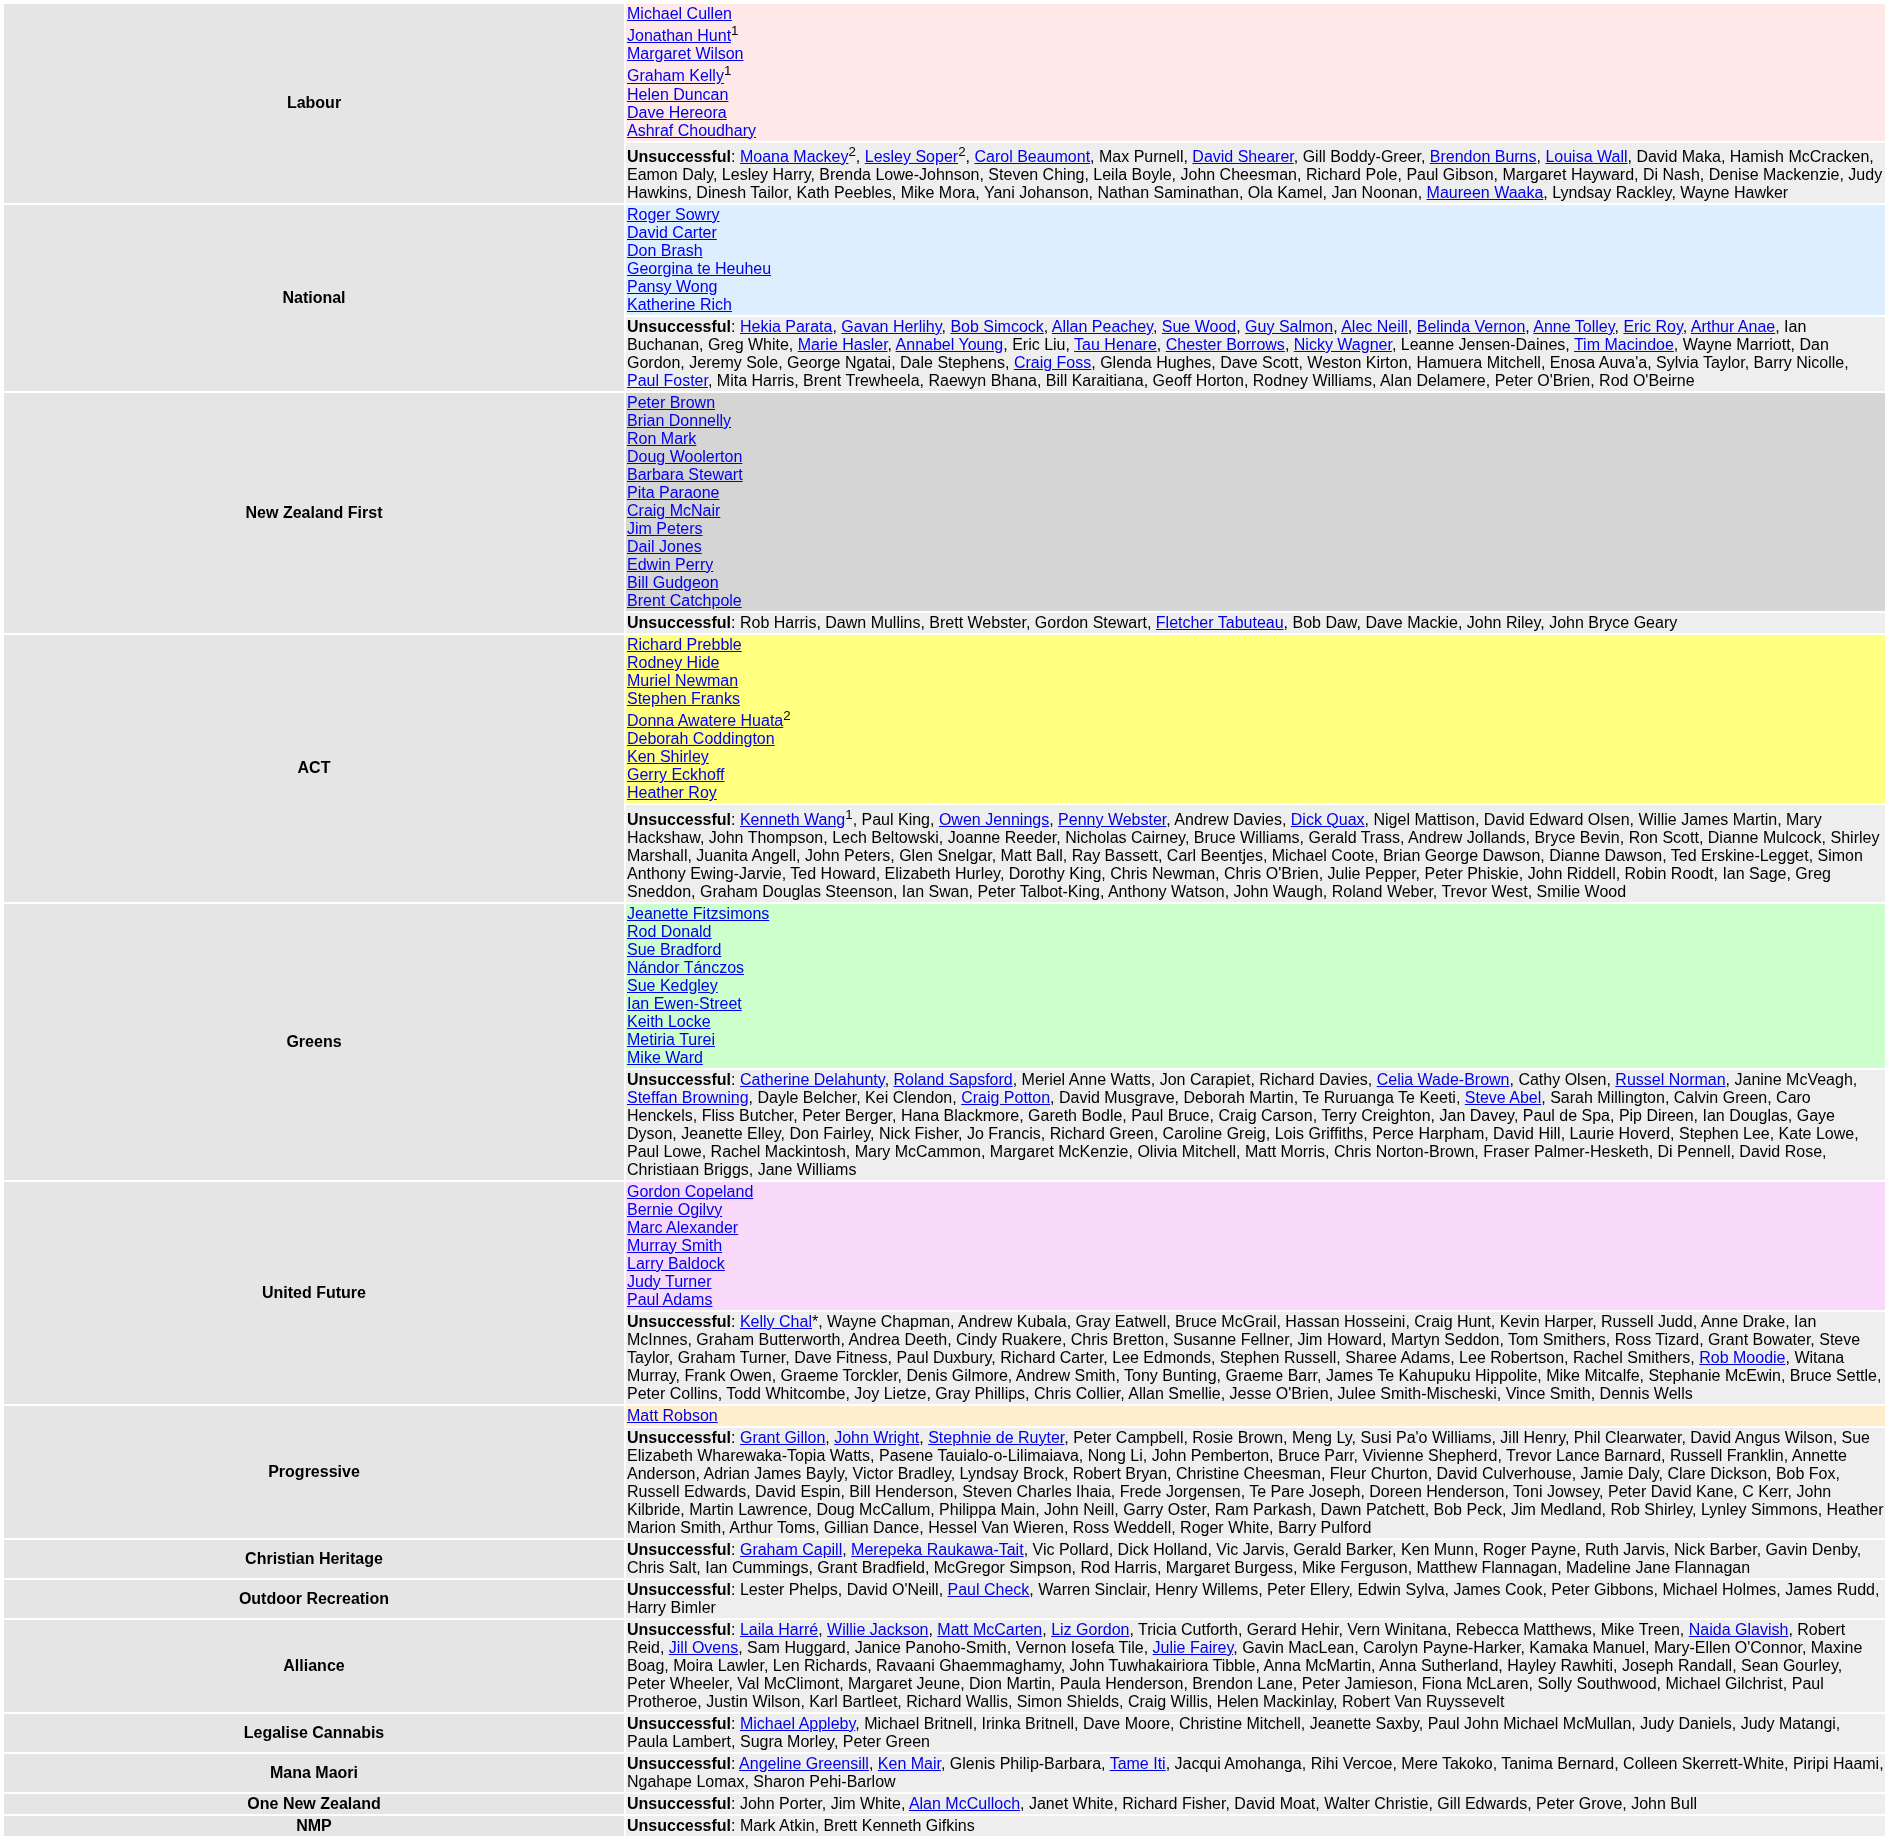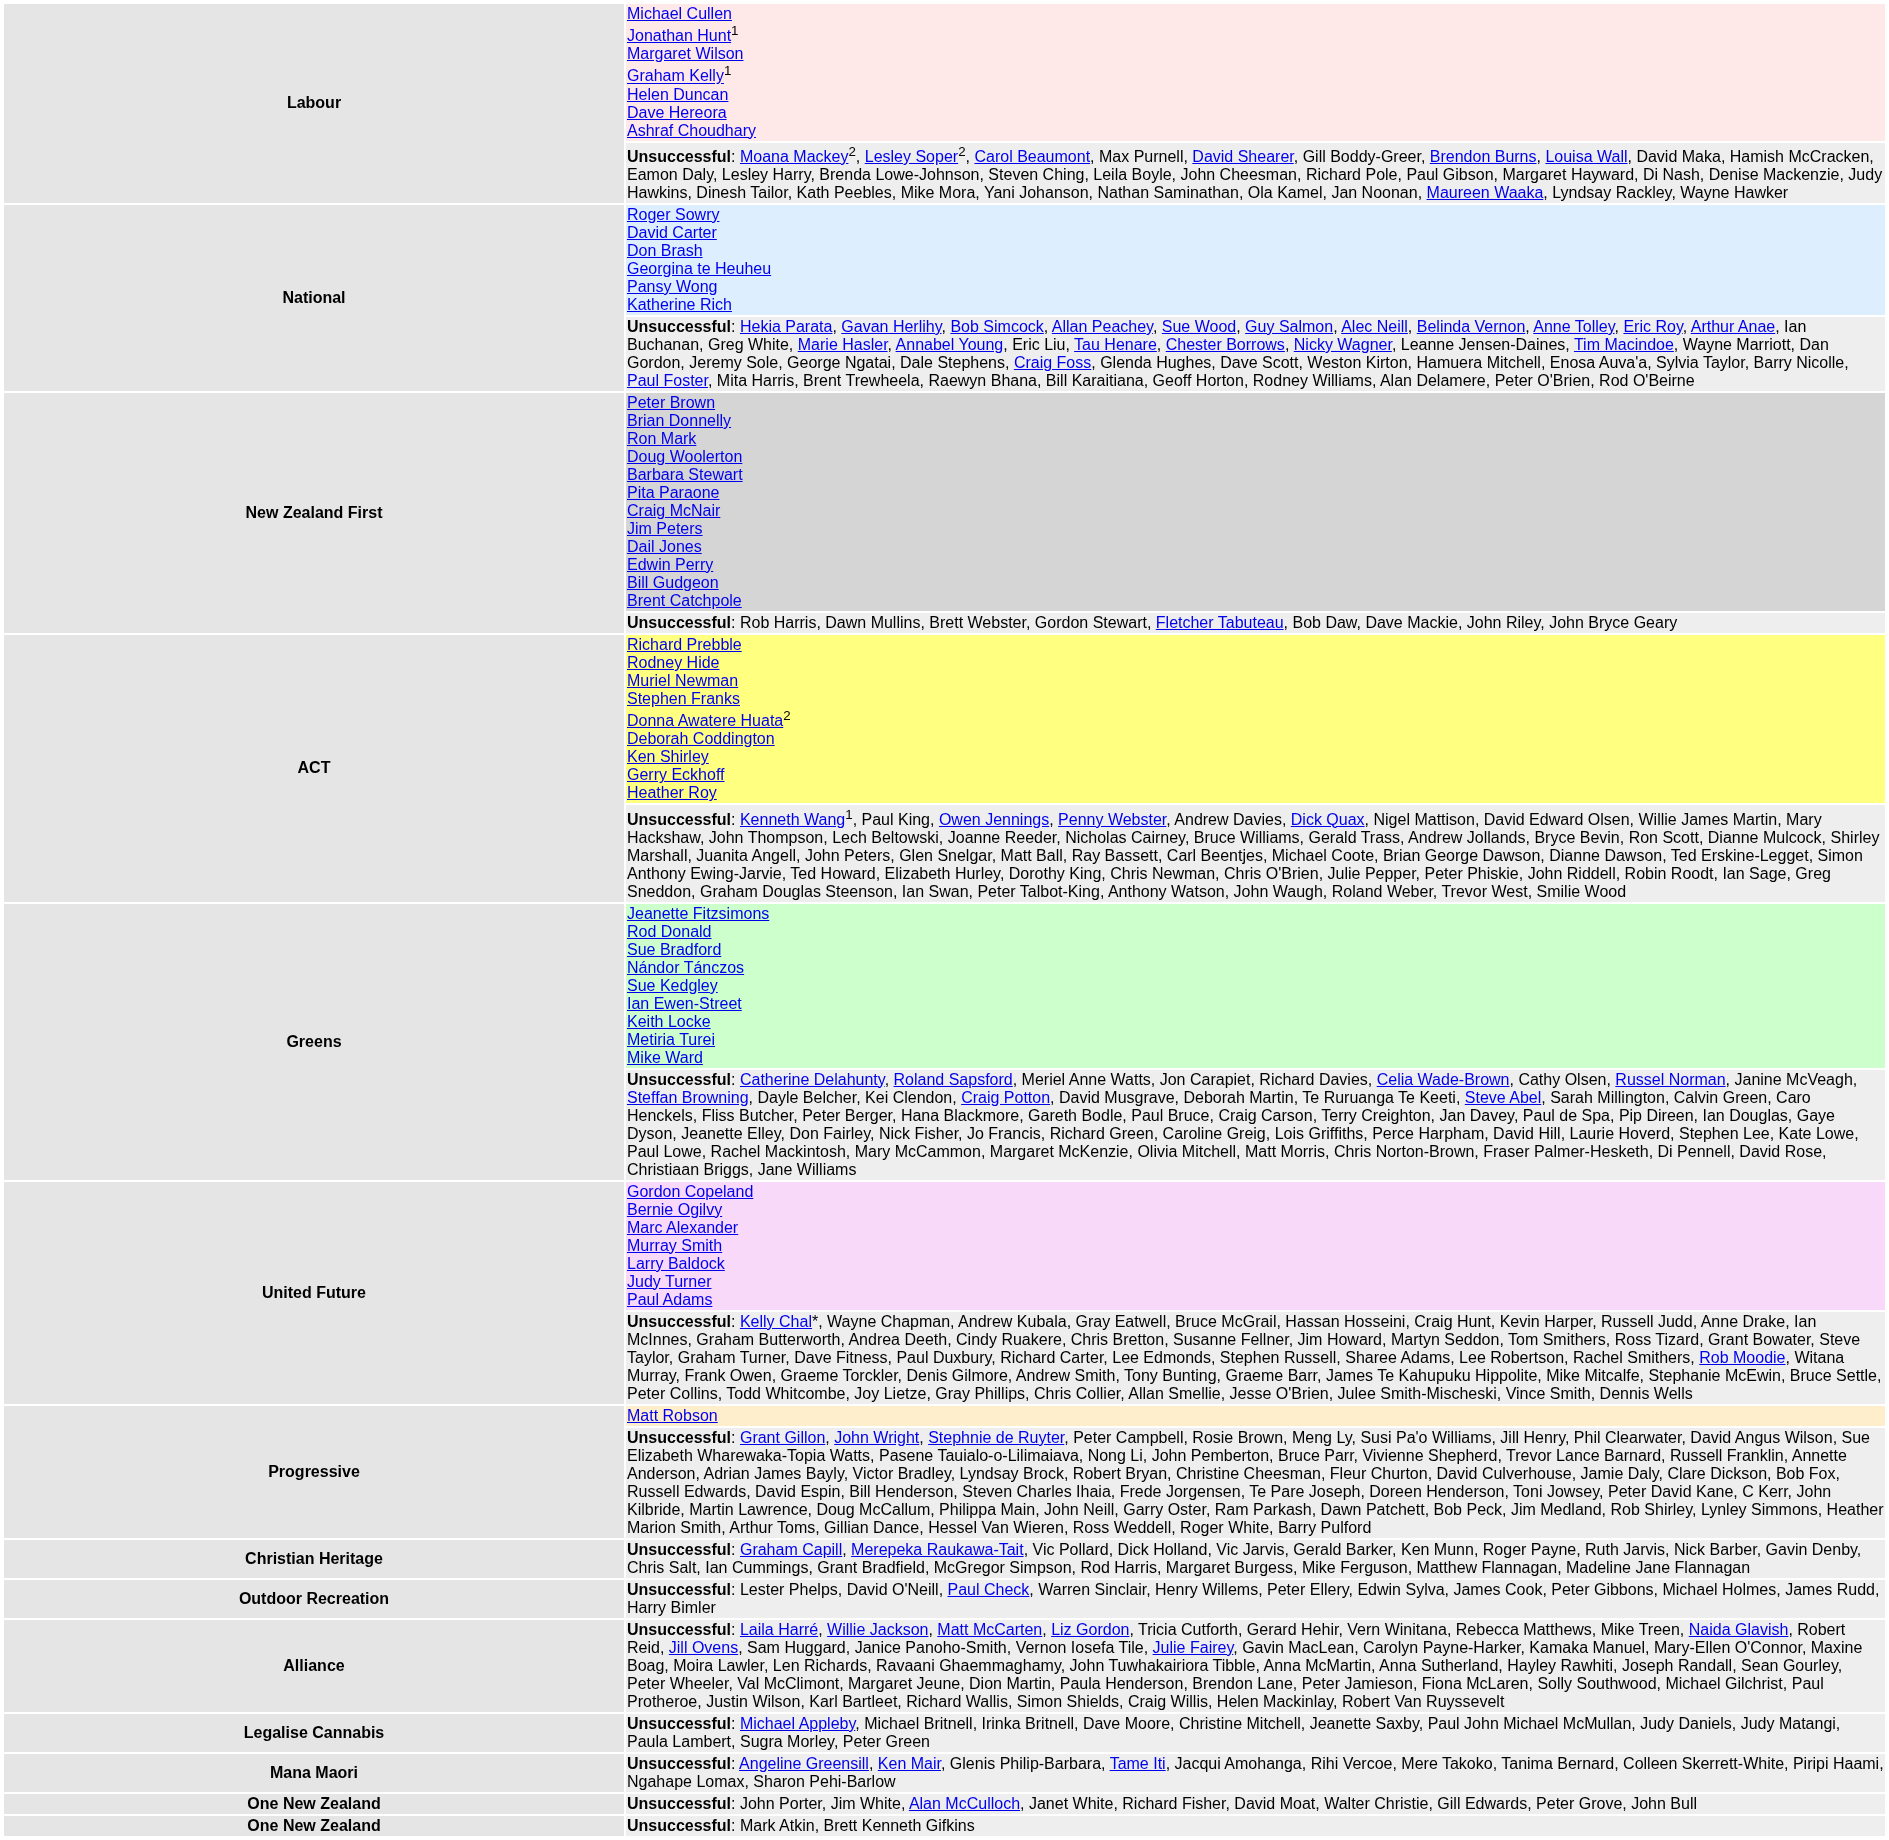(314, 1825) NMP -> (314, 1825) One New Zealand
